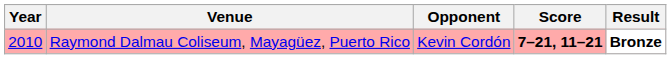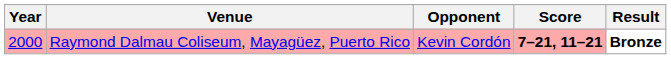(25, 41) 2010 -> (25, 41) 2000
